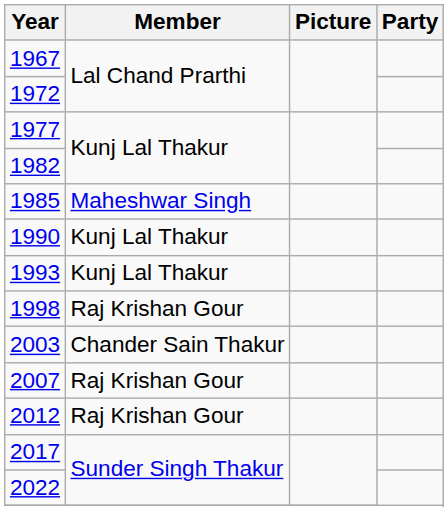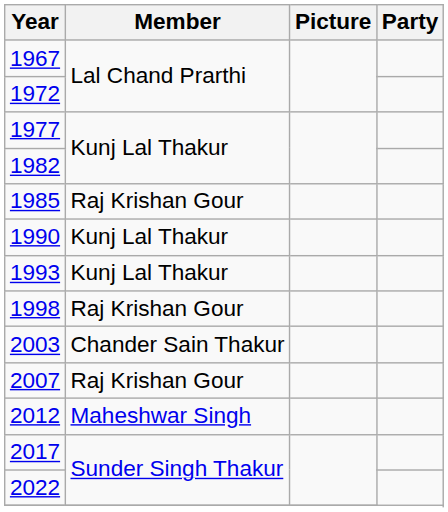(161, 201) Maheshwar Singh -> (157, 201) Raj Krishan Gour
(157, 415) Raj Krishan Gour -> (161, 415) Maheshwar Singh
